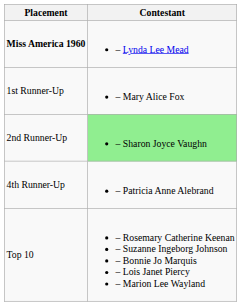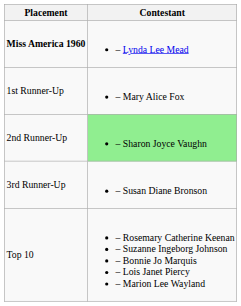+ row: (36, 185)
- row: (36, 185)
